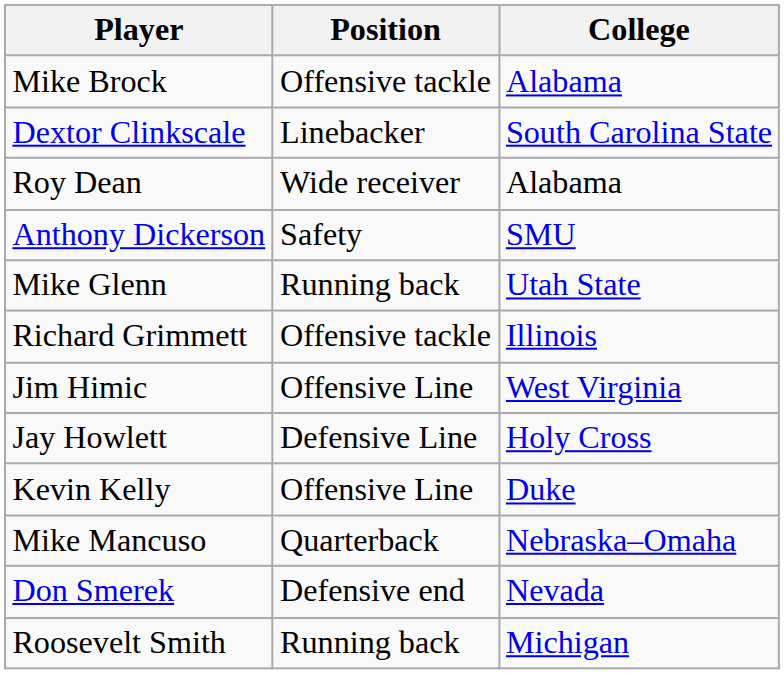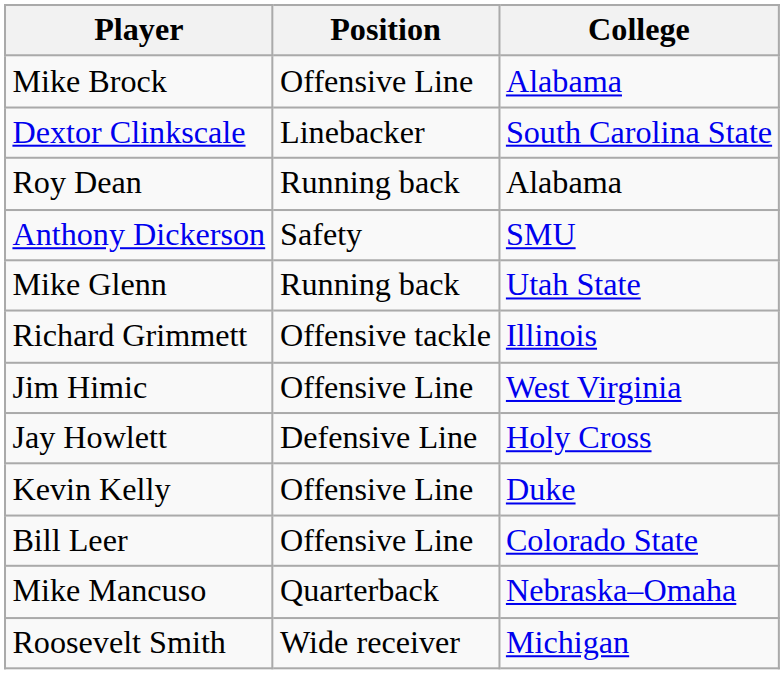(386, 81) Offensive tackle -> (377, 81) Offensive Line
(370, 183) Wide receiver -> (370, 183) Running back
+ row: (70, 540)
- row: (93, 591)
(370, 642) Running back -> (370, 642) Wide receiver
